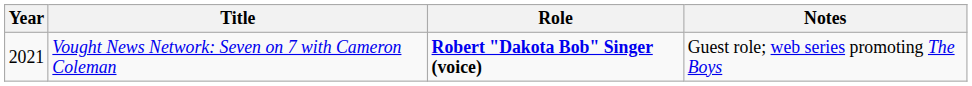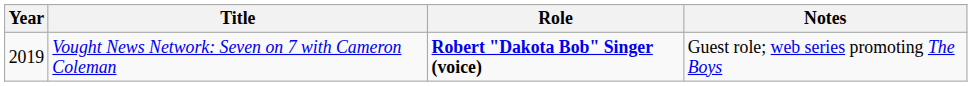(26, 56) 2021 -> (26, 56) 2019
